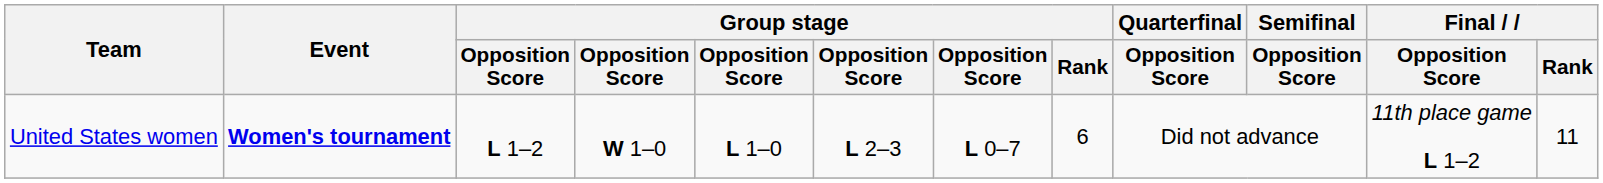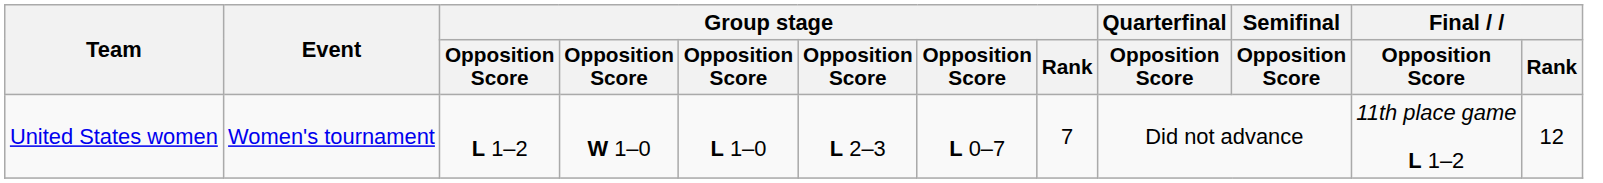(339, 137) bold -> (331, 137) normal
(1083, 137) 6 -> (1067, 137) 7
(1567, 137) 11 -> (1552, 137) 12
